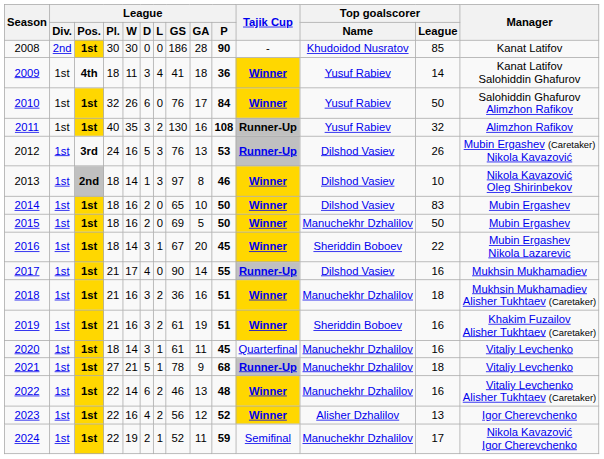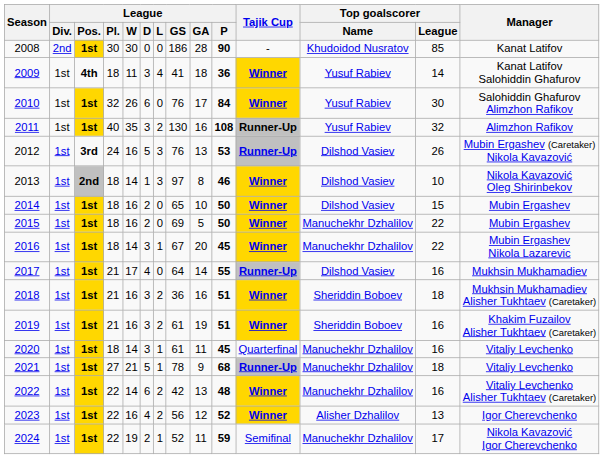(438, 103) 50 -> (438, 103) 30
(438, 206) 83 -> (438, 206) 15
(438, 223) 50 -> (438, 223) 22
(358, 247) Sheriddin Boboev -> (358, 247) Manuchekhr Dzhalilov
(178, 271) 90 -> (178, 271) 64
(358, 295) Manuchekhr Dzhalilov -> (358, 295) Sheriddin Boboev
(178, 391) 46 -> (178, 391) 42
